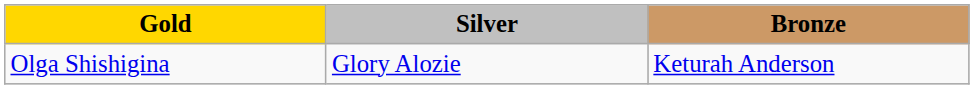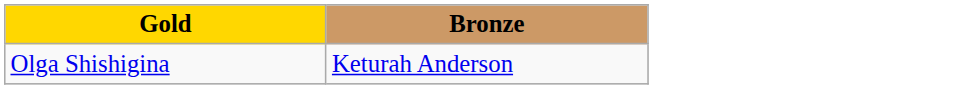- column: (487, 24)
